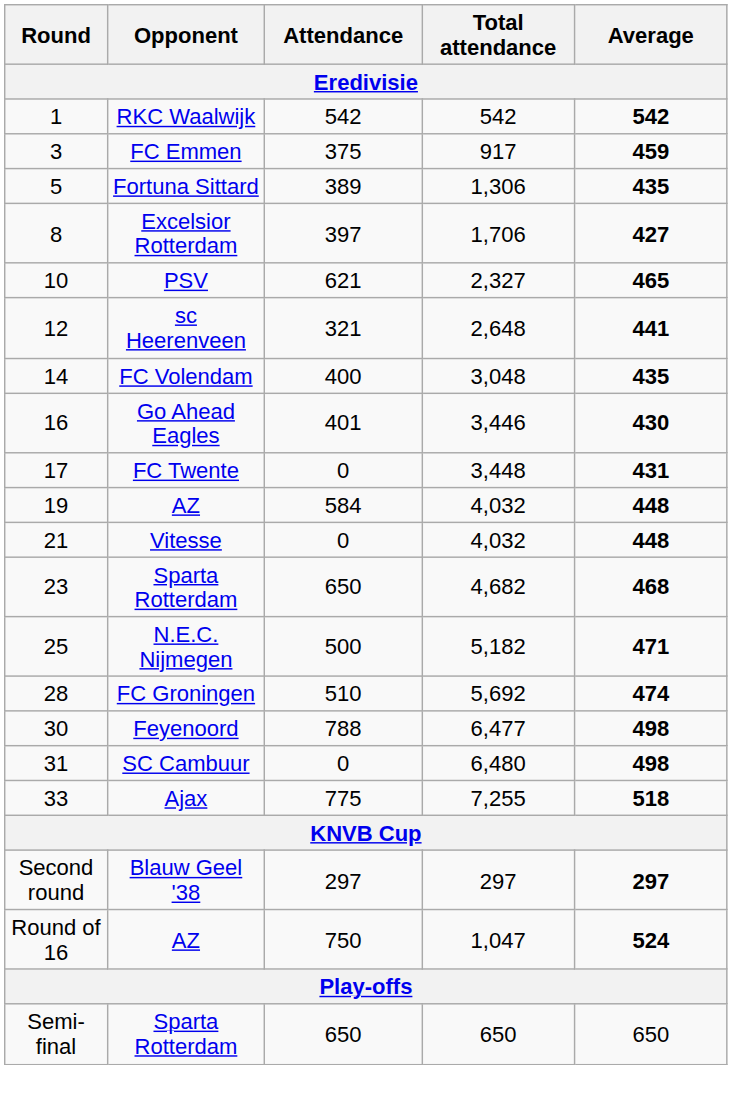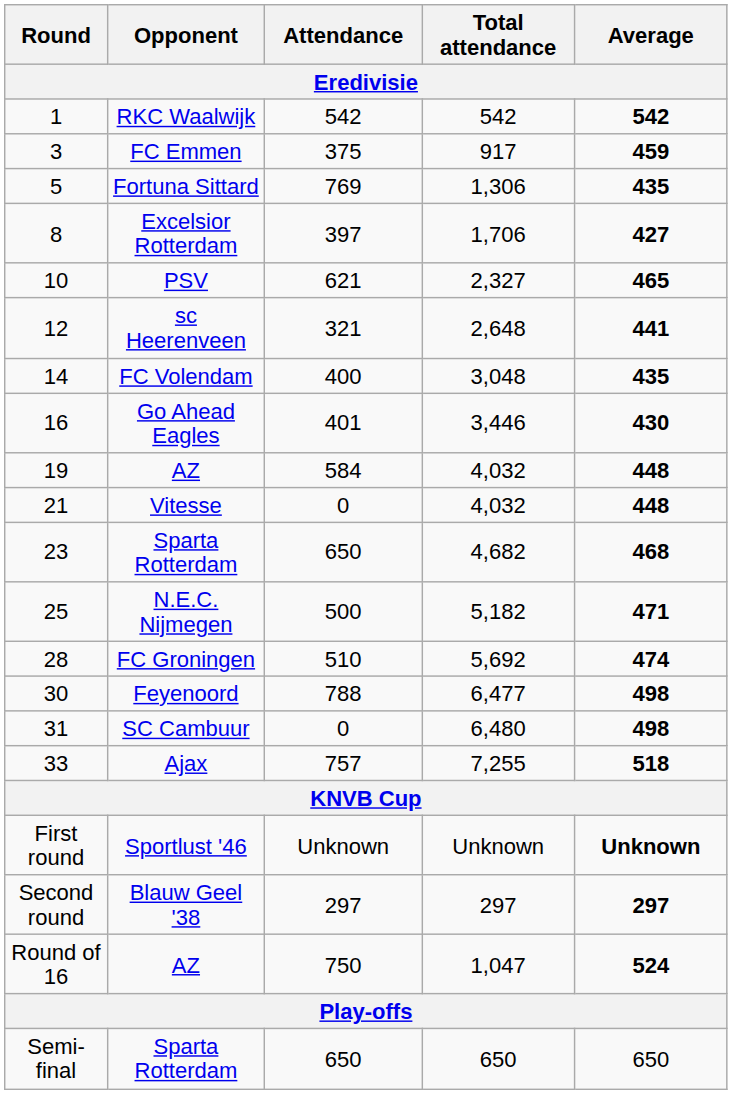(343, 187) 389 -> (343, 187) 769
- row: (56, 470)
(343, 798) 775 -> (343, 763) 757
+ row: (56, 846)
